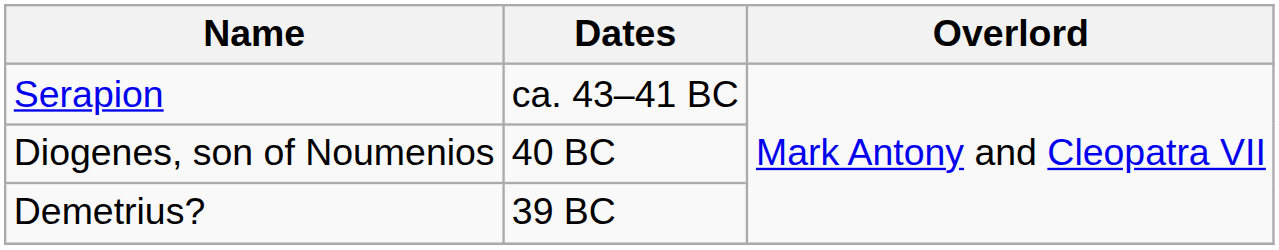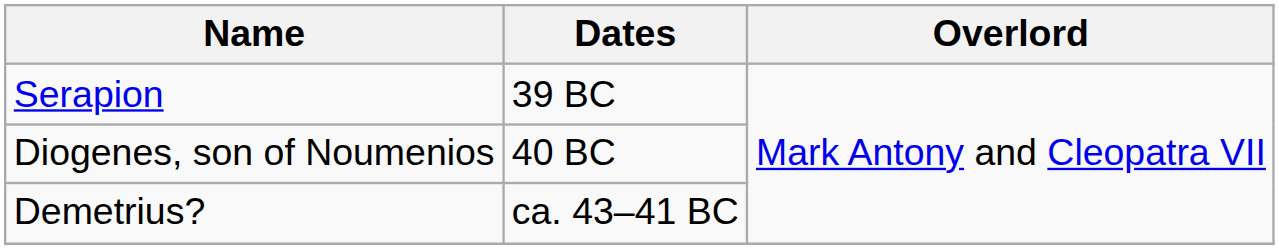(625, 93) ca. 43–41 BC -> (564, 93) 39 BC
(564, 212) 39 BC -> (625, 212) ca. 43–41 BC
